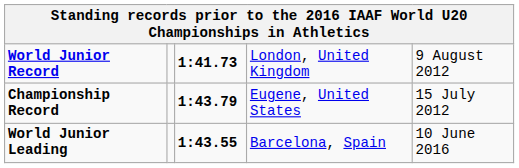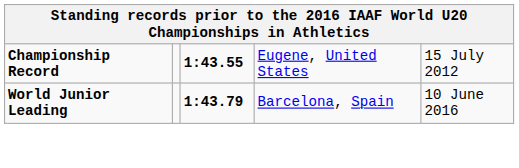- row: (59, 64)
(207, 103) 1:43.79 -> (213, 64) 1:43.55
(207, 143) 1:43.55 -> (213, 103) 1:43.79
